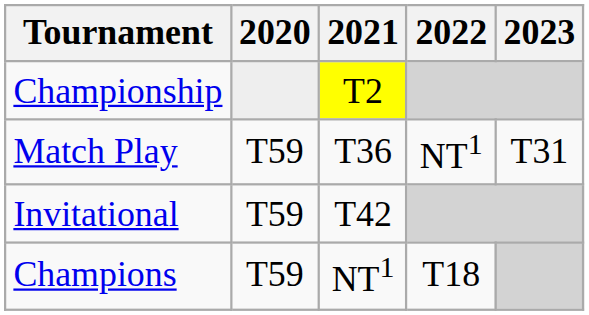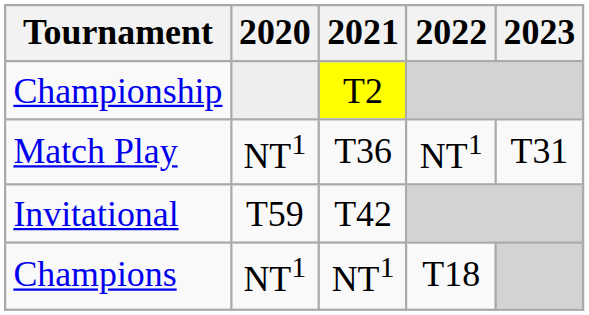(275, 151) T59 -> (275, 151) NT1
(275, 274) T59 -> (275, 274) NT1
